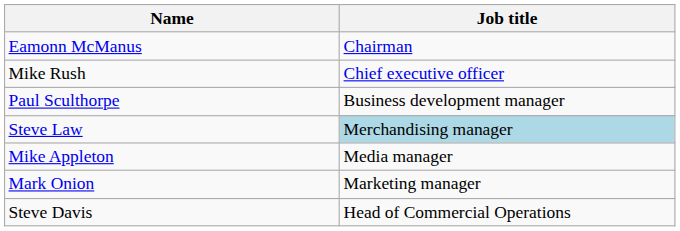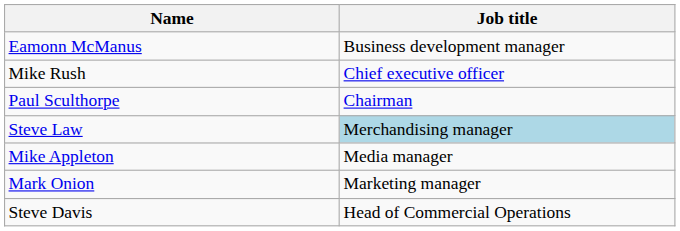(378, 45) Chairman -> (454, 45) Business development manager
(454, 101) Business development manager -> (378, 101) Chairman
